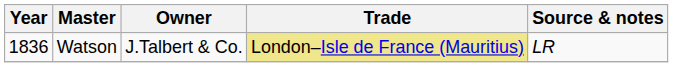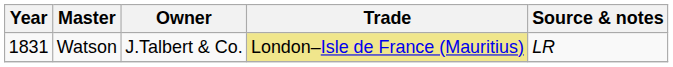(29, 47) 1836 -> (29, 47) 1831
